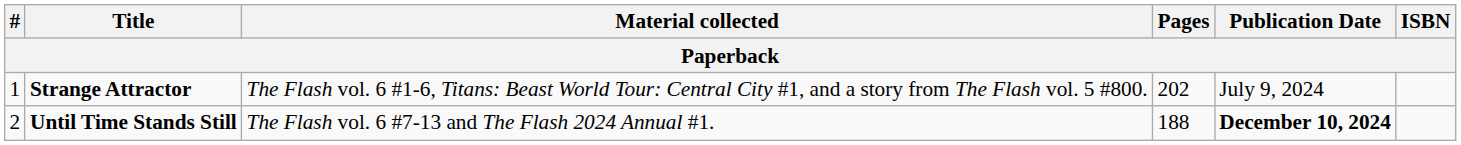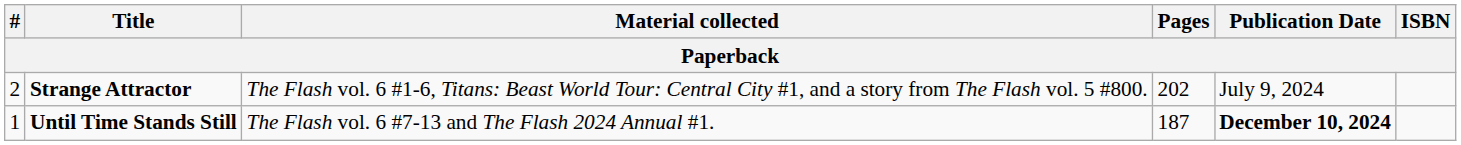(15, 88) 1 -> (15, 88) 2
(15, 122) 2 -> (15, 122) 1
(1173, 122) 188 -> (1173, 122) 187
